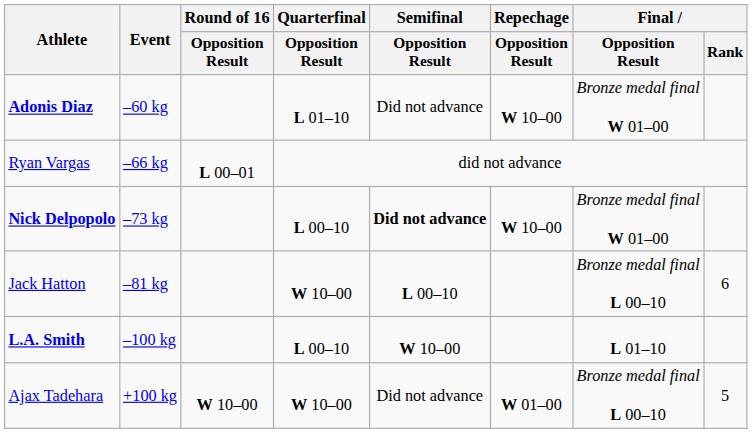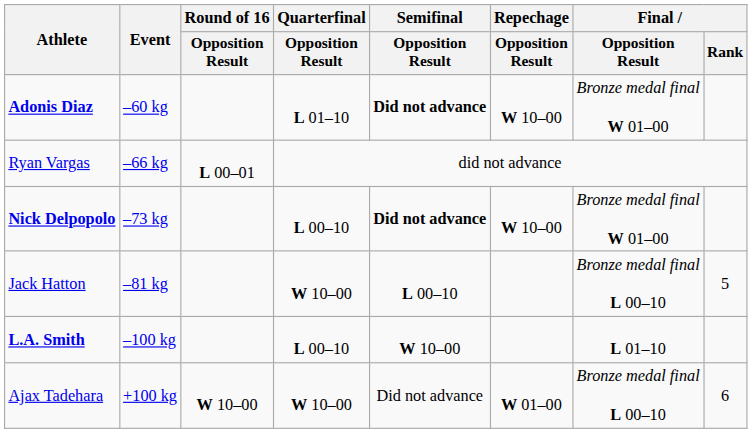(430, 107) normal -> (430, 107) bold
(725, 284) 6 -> (725, 284) 5
(725, 395) 5 -> (725, 395) 6
